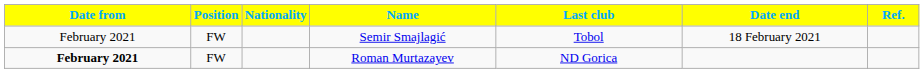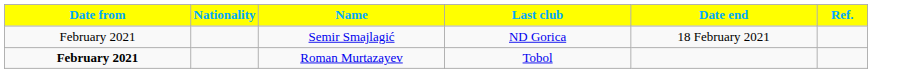- column: (216, 15)
(589, 36) Tobol -> (538, 36) ND Gorica
(589, 58) ND Gorica -> (538, 58) Tobol
